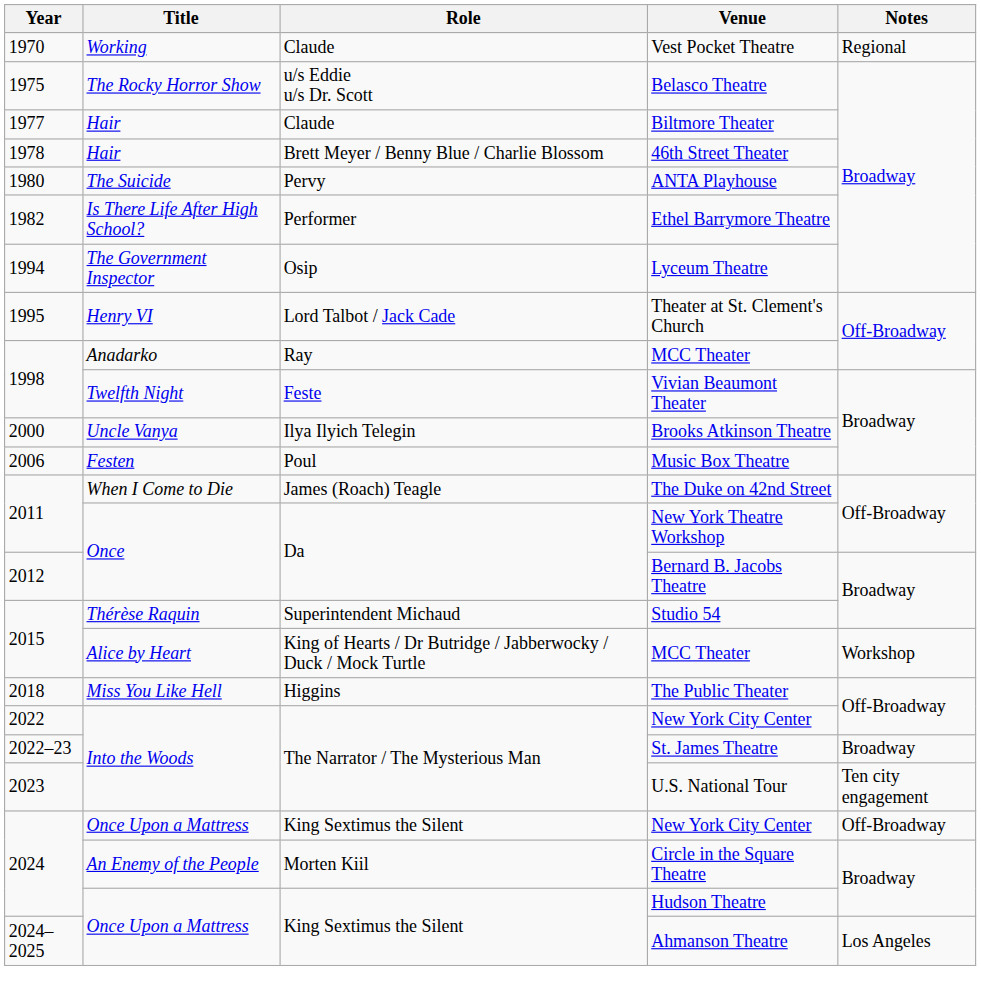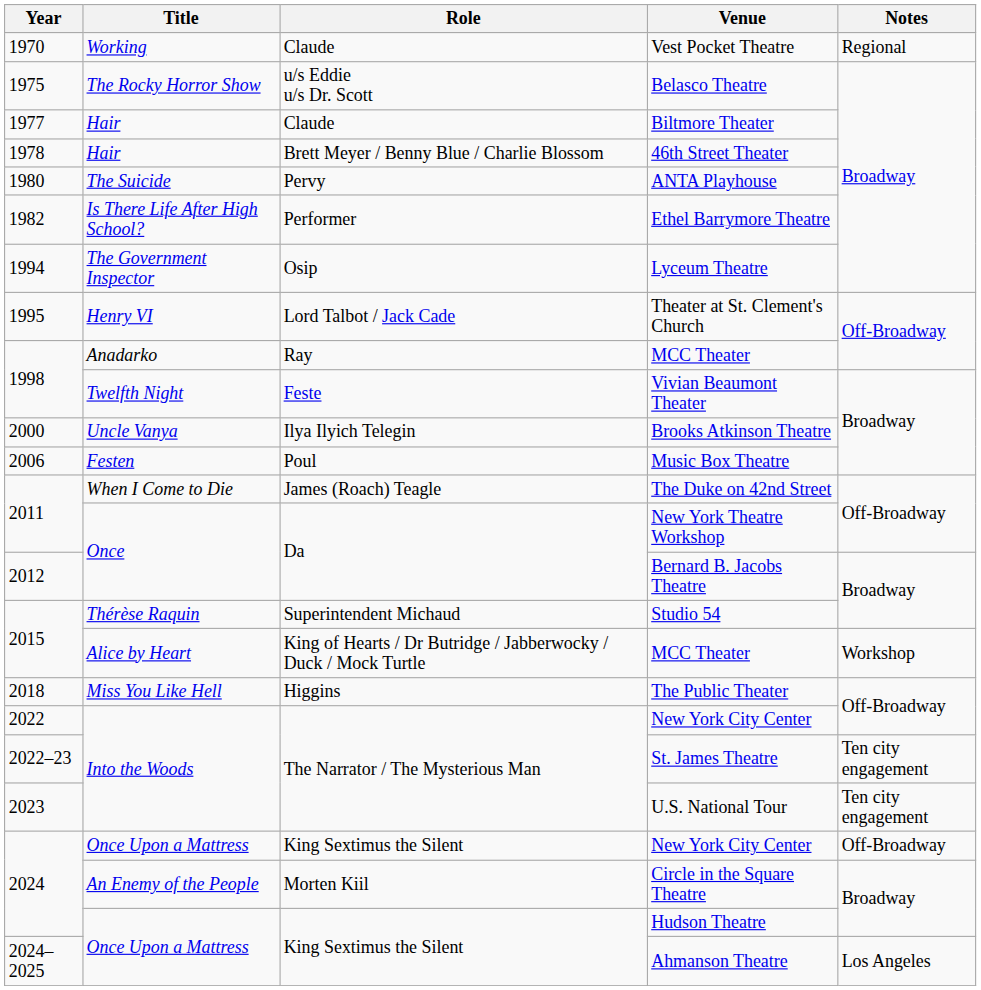(878, 748) Broadway -> (885, 758) Ten city engagement
